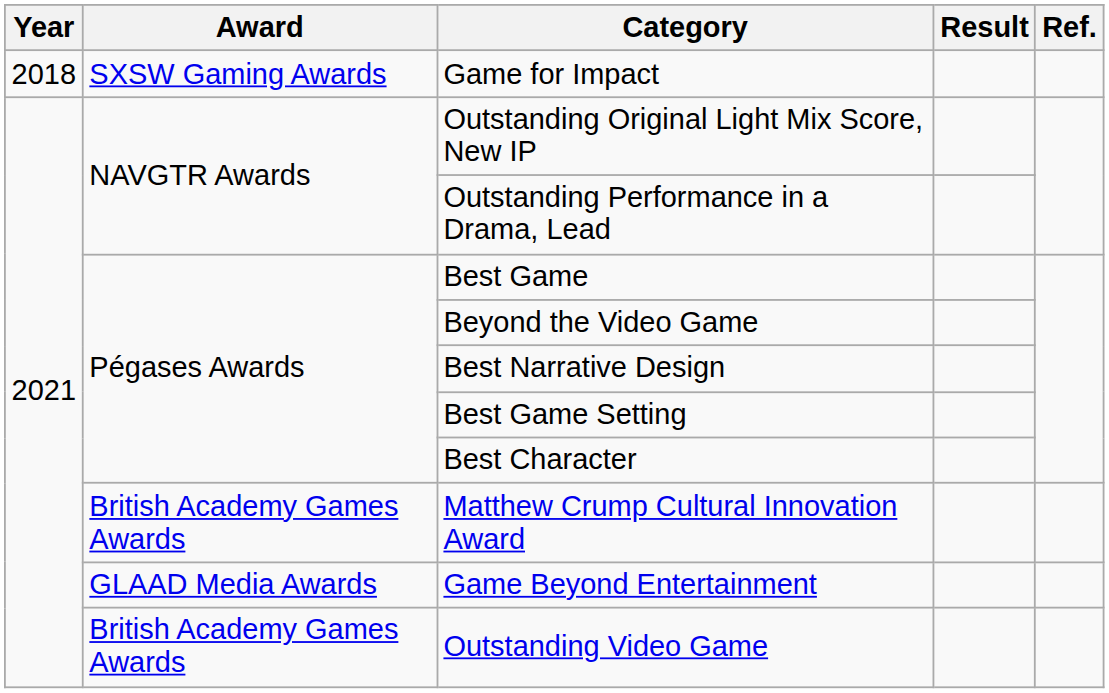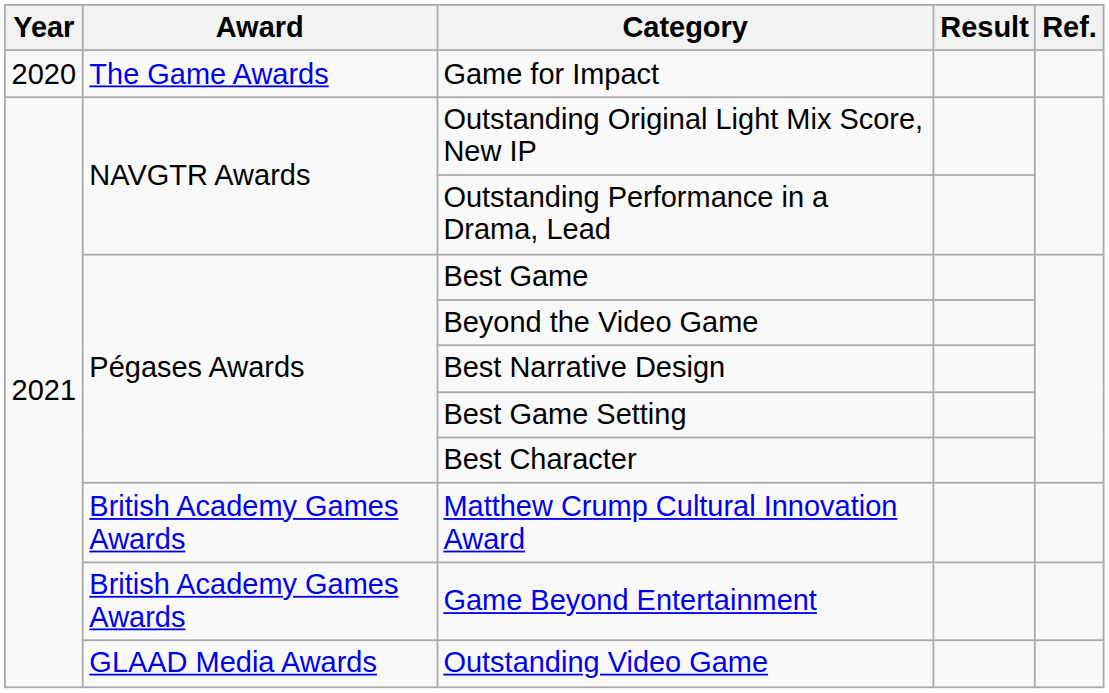(44, 73) 2018 -> (44, 73) 2020
(238, 73) SXSW Gaming Awards -> (209, 73) The Game Awards
(233, 584) GLAAD Media Awards -> (244, 600) British Academy Games Awards
(244, 646) British Academy Games Awards -> (233, 663) GLAAD Media Awards
